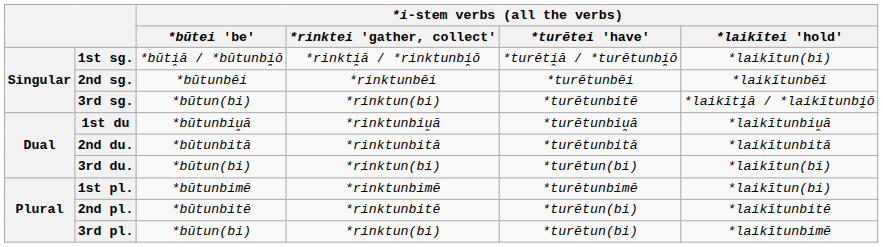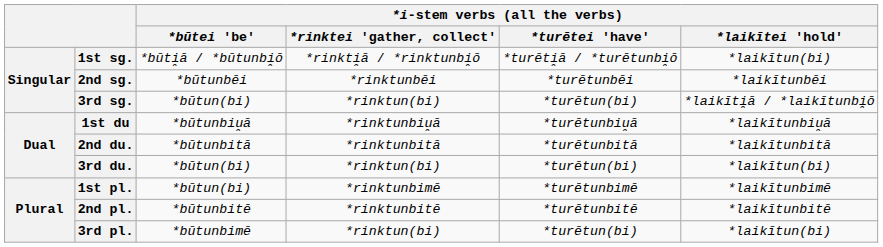(590, 102) *turētunbitē -> (590, 102) *turētun(bi)
(211, 188) *būtunbimē -> (211, 188) *būtun(bi)
(779, 188) *laikītun(bi) -> (779, 188) *laikītunbimē
(590, 210) *turētun(bi) -> (590, 210) *turētunbitē
(211, 231) *būtun(bi) -> (211, 231) *būtunbimē
(779, 231) *laikītunbimē -> (779, 231) *laikītun(bi)
